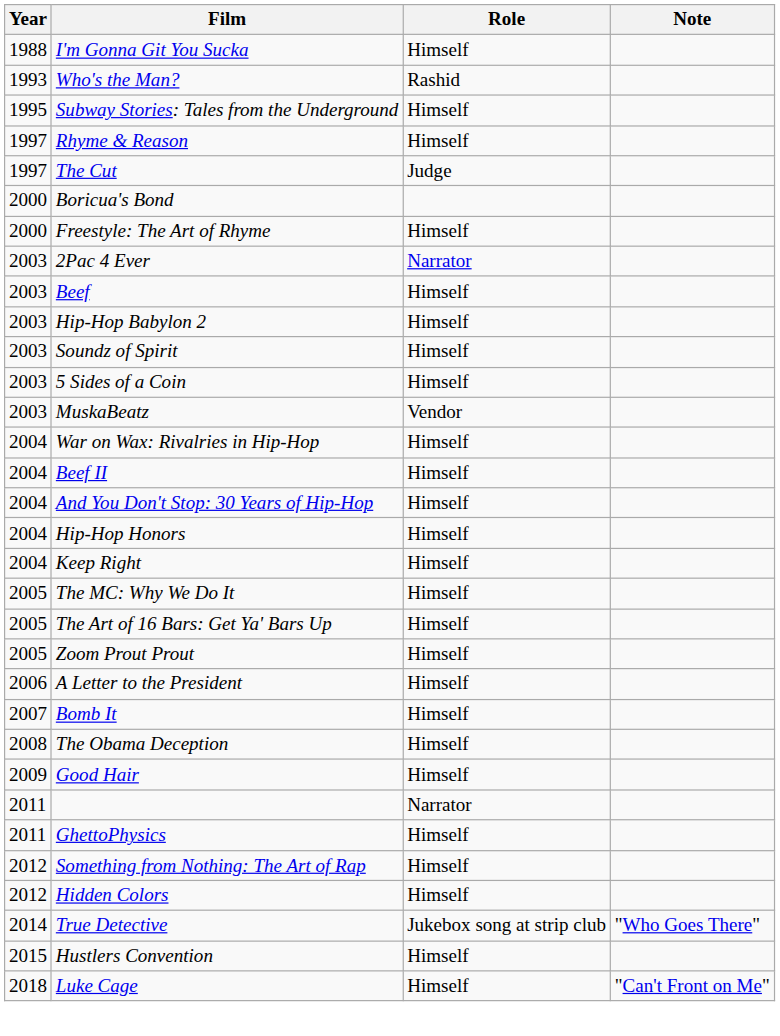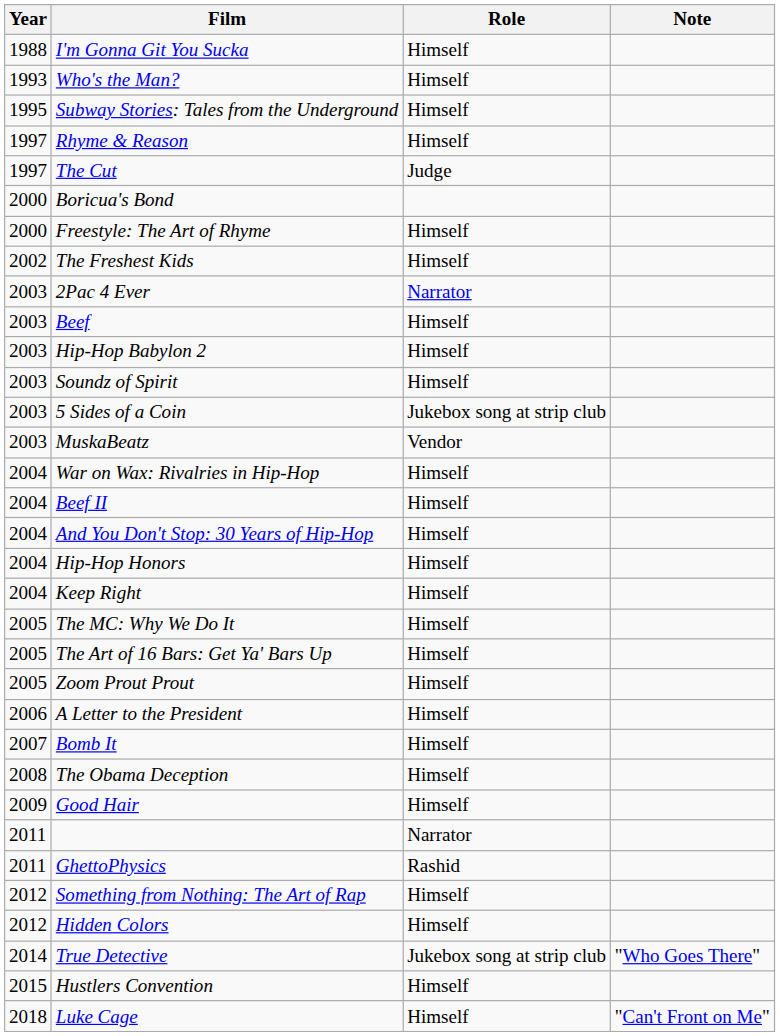(434, 79) Rashid -> (438, 79) Himself
+ row: (125, 261)
(438, 381) Himself -> (507, 412) Jukebox song at strip club
(438, 834) Himself -> (434, 865) Rashid
